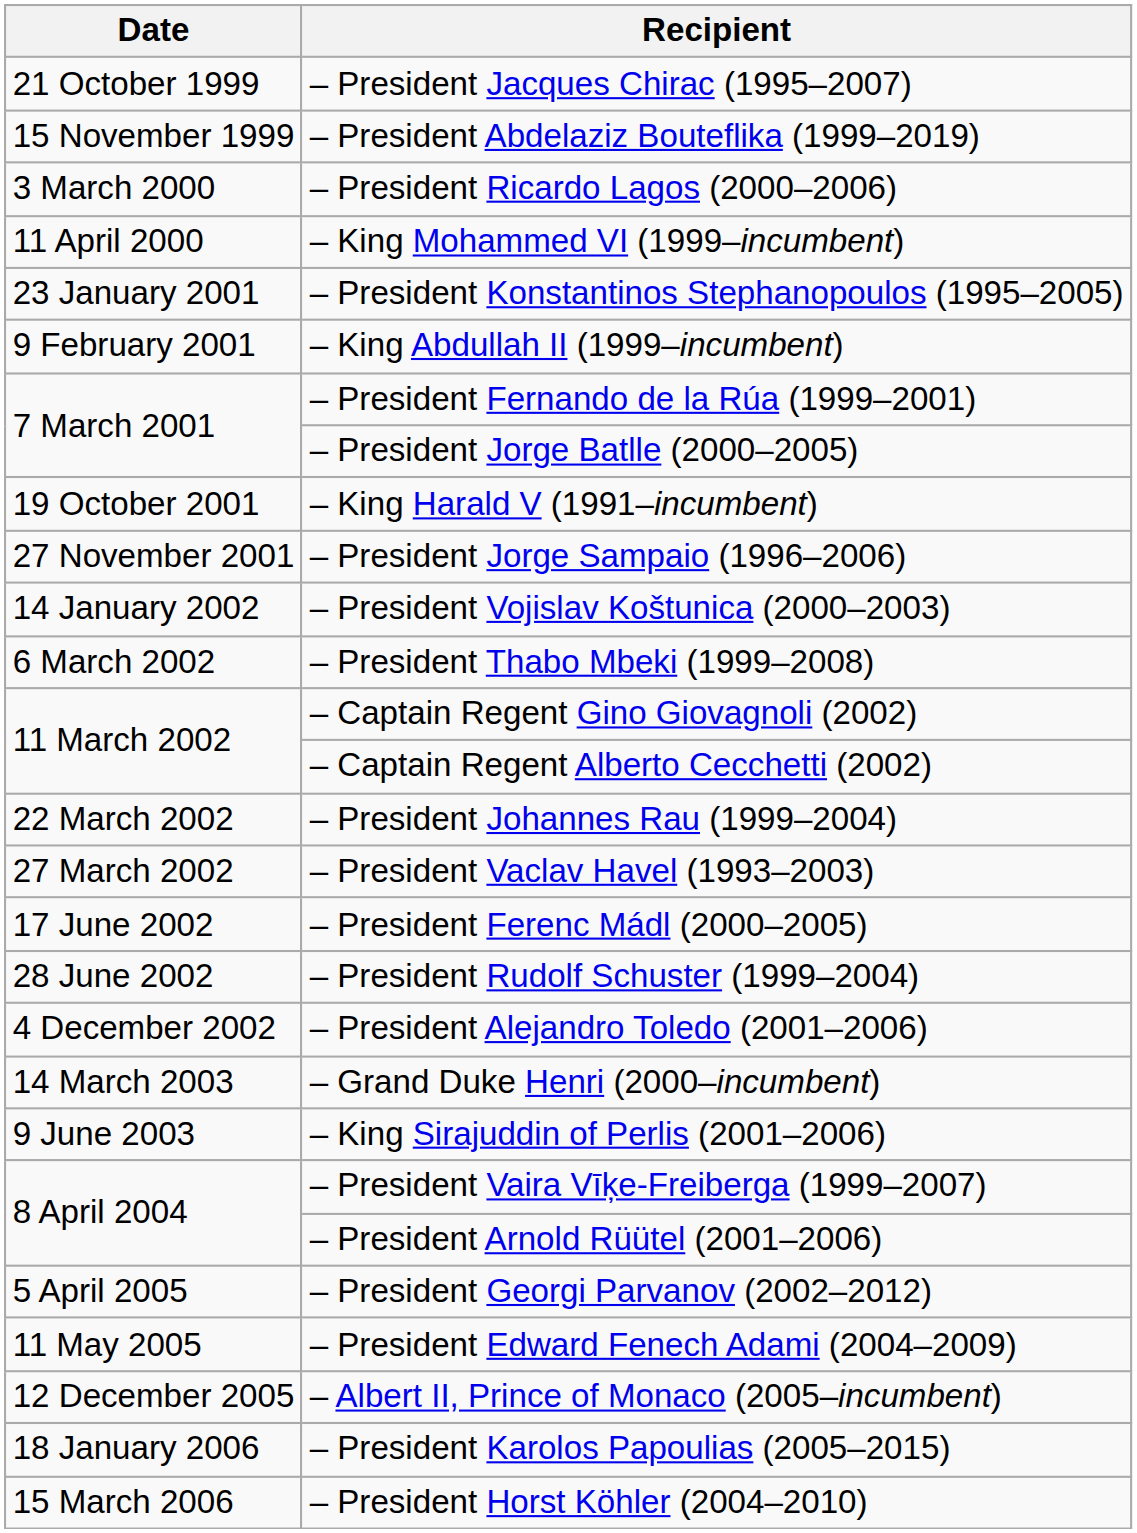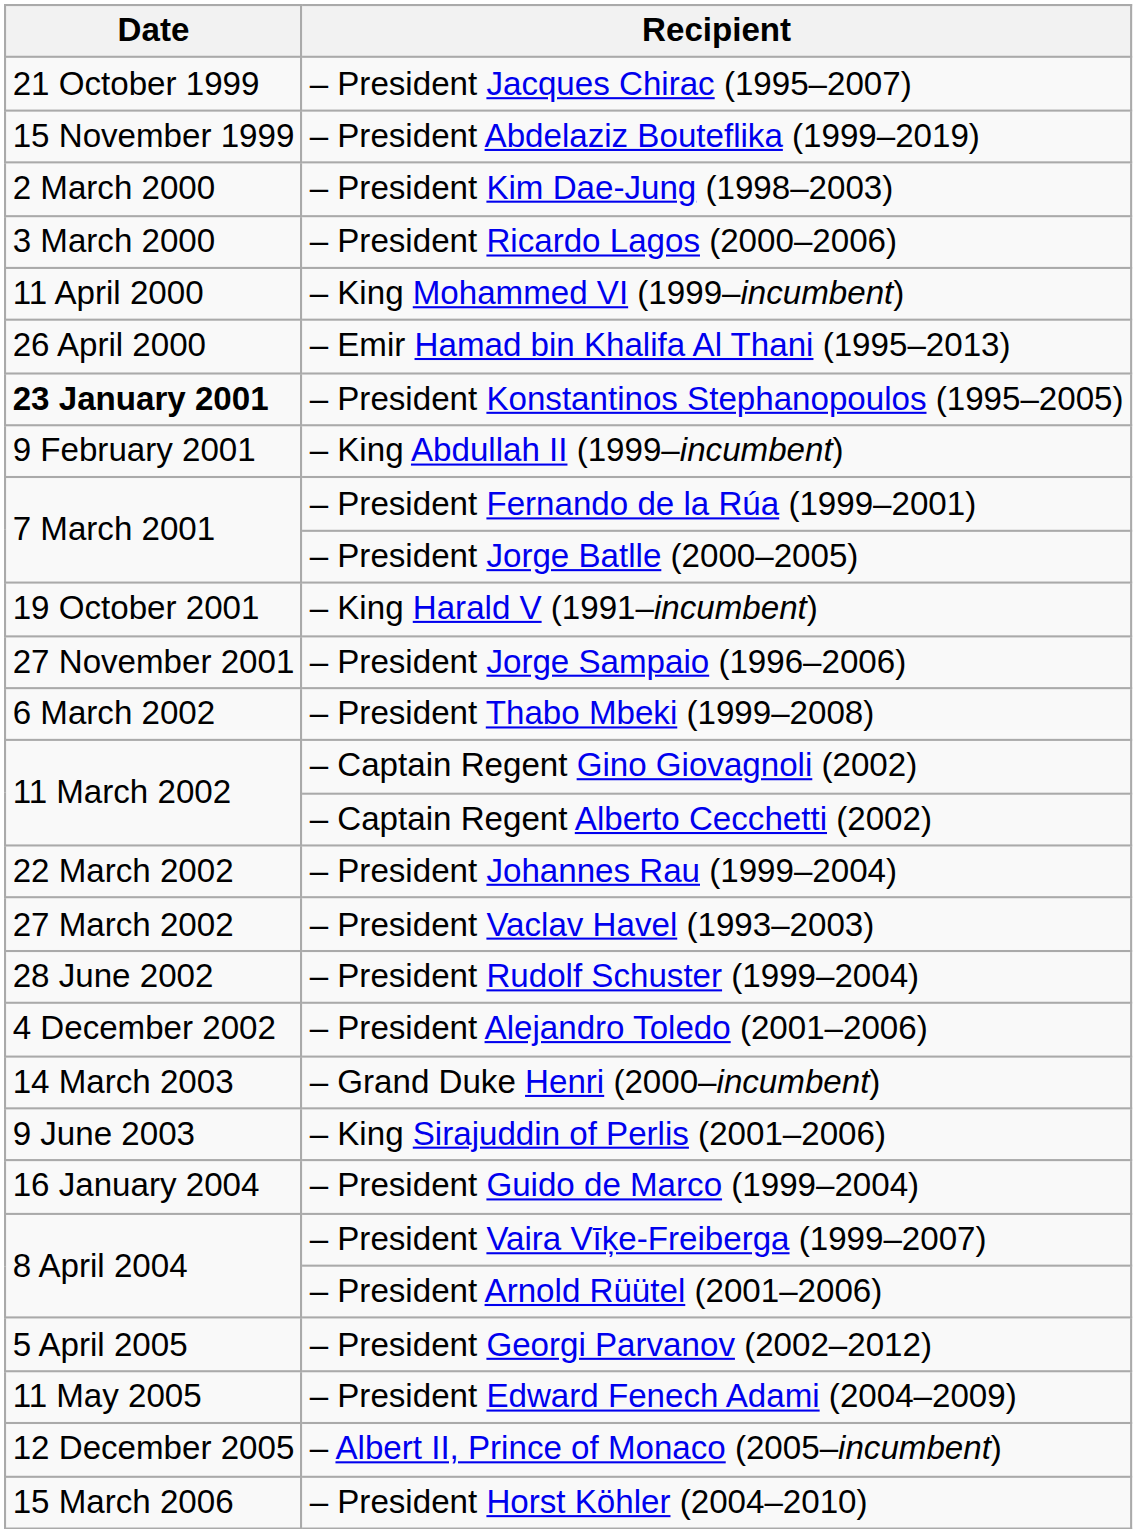+ row: (601, 188)
+ row: (660, 345)
(136, 293) normal -> (141, 398) bold
- row: (630, 608)
- row: (589, 923)
+ row: (614, 1186)
- row: (630, 1448)
